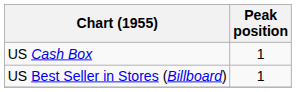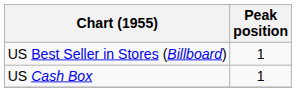rows swapped: (117, 76) <-> (50, 53)
